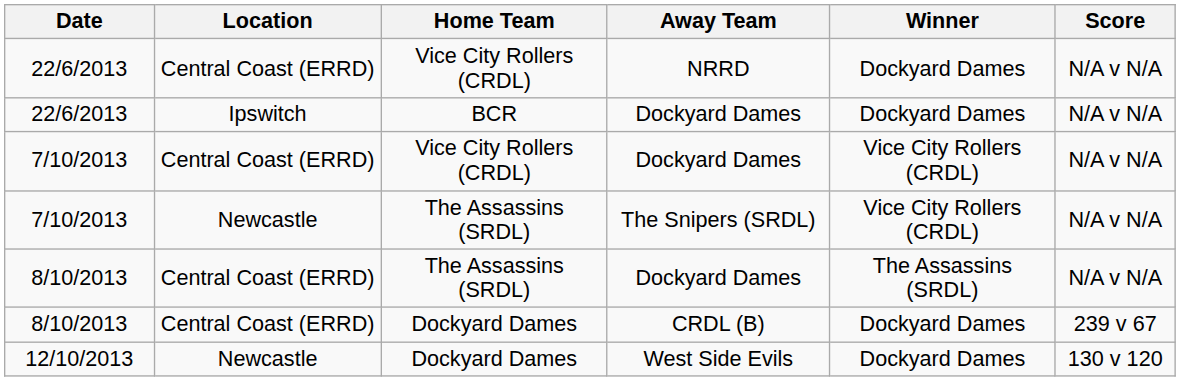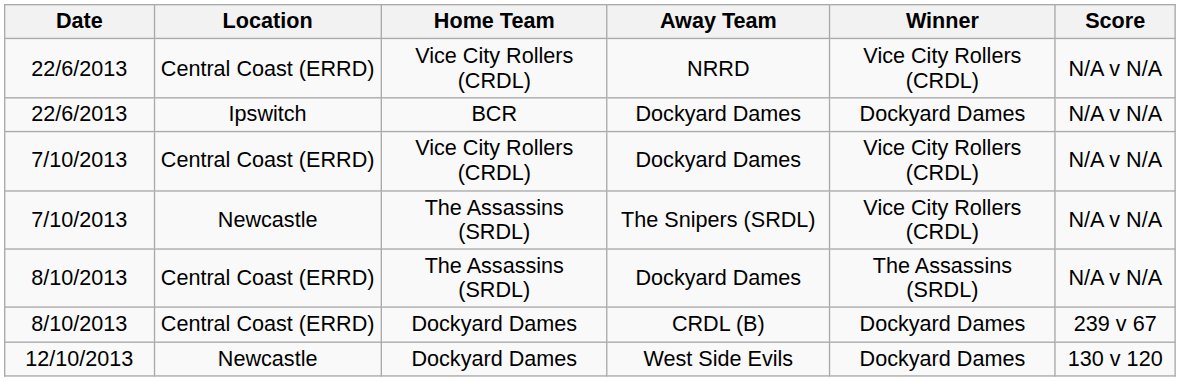(942, 68) Dockyard Dames -> (942, 68) Vice City Rollers (CRDL)
